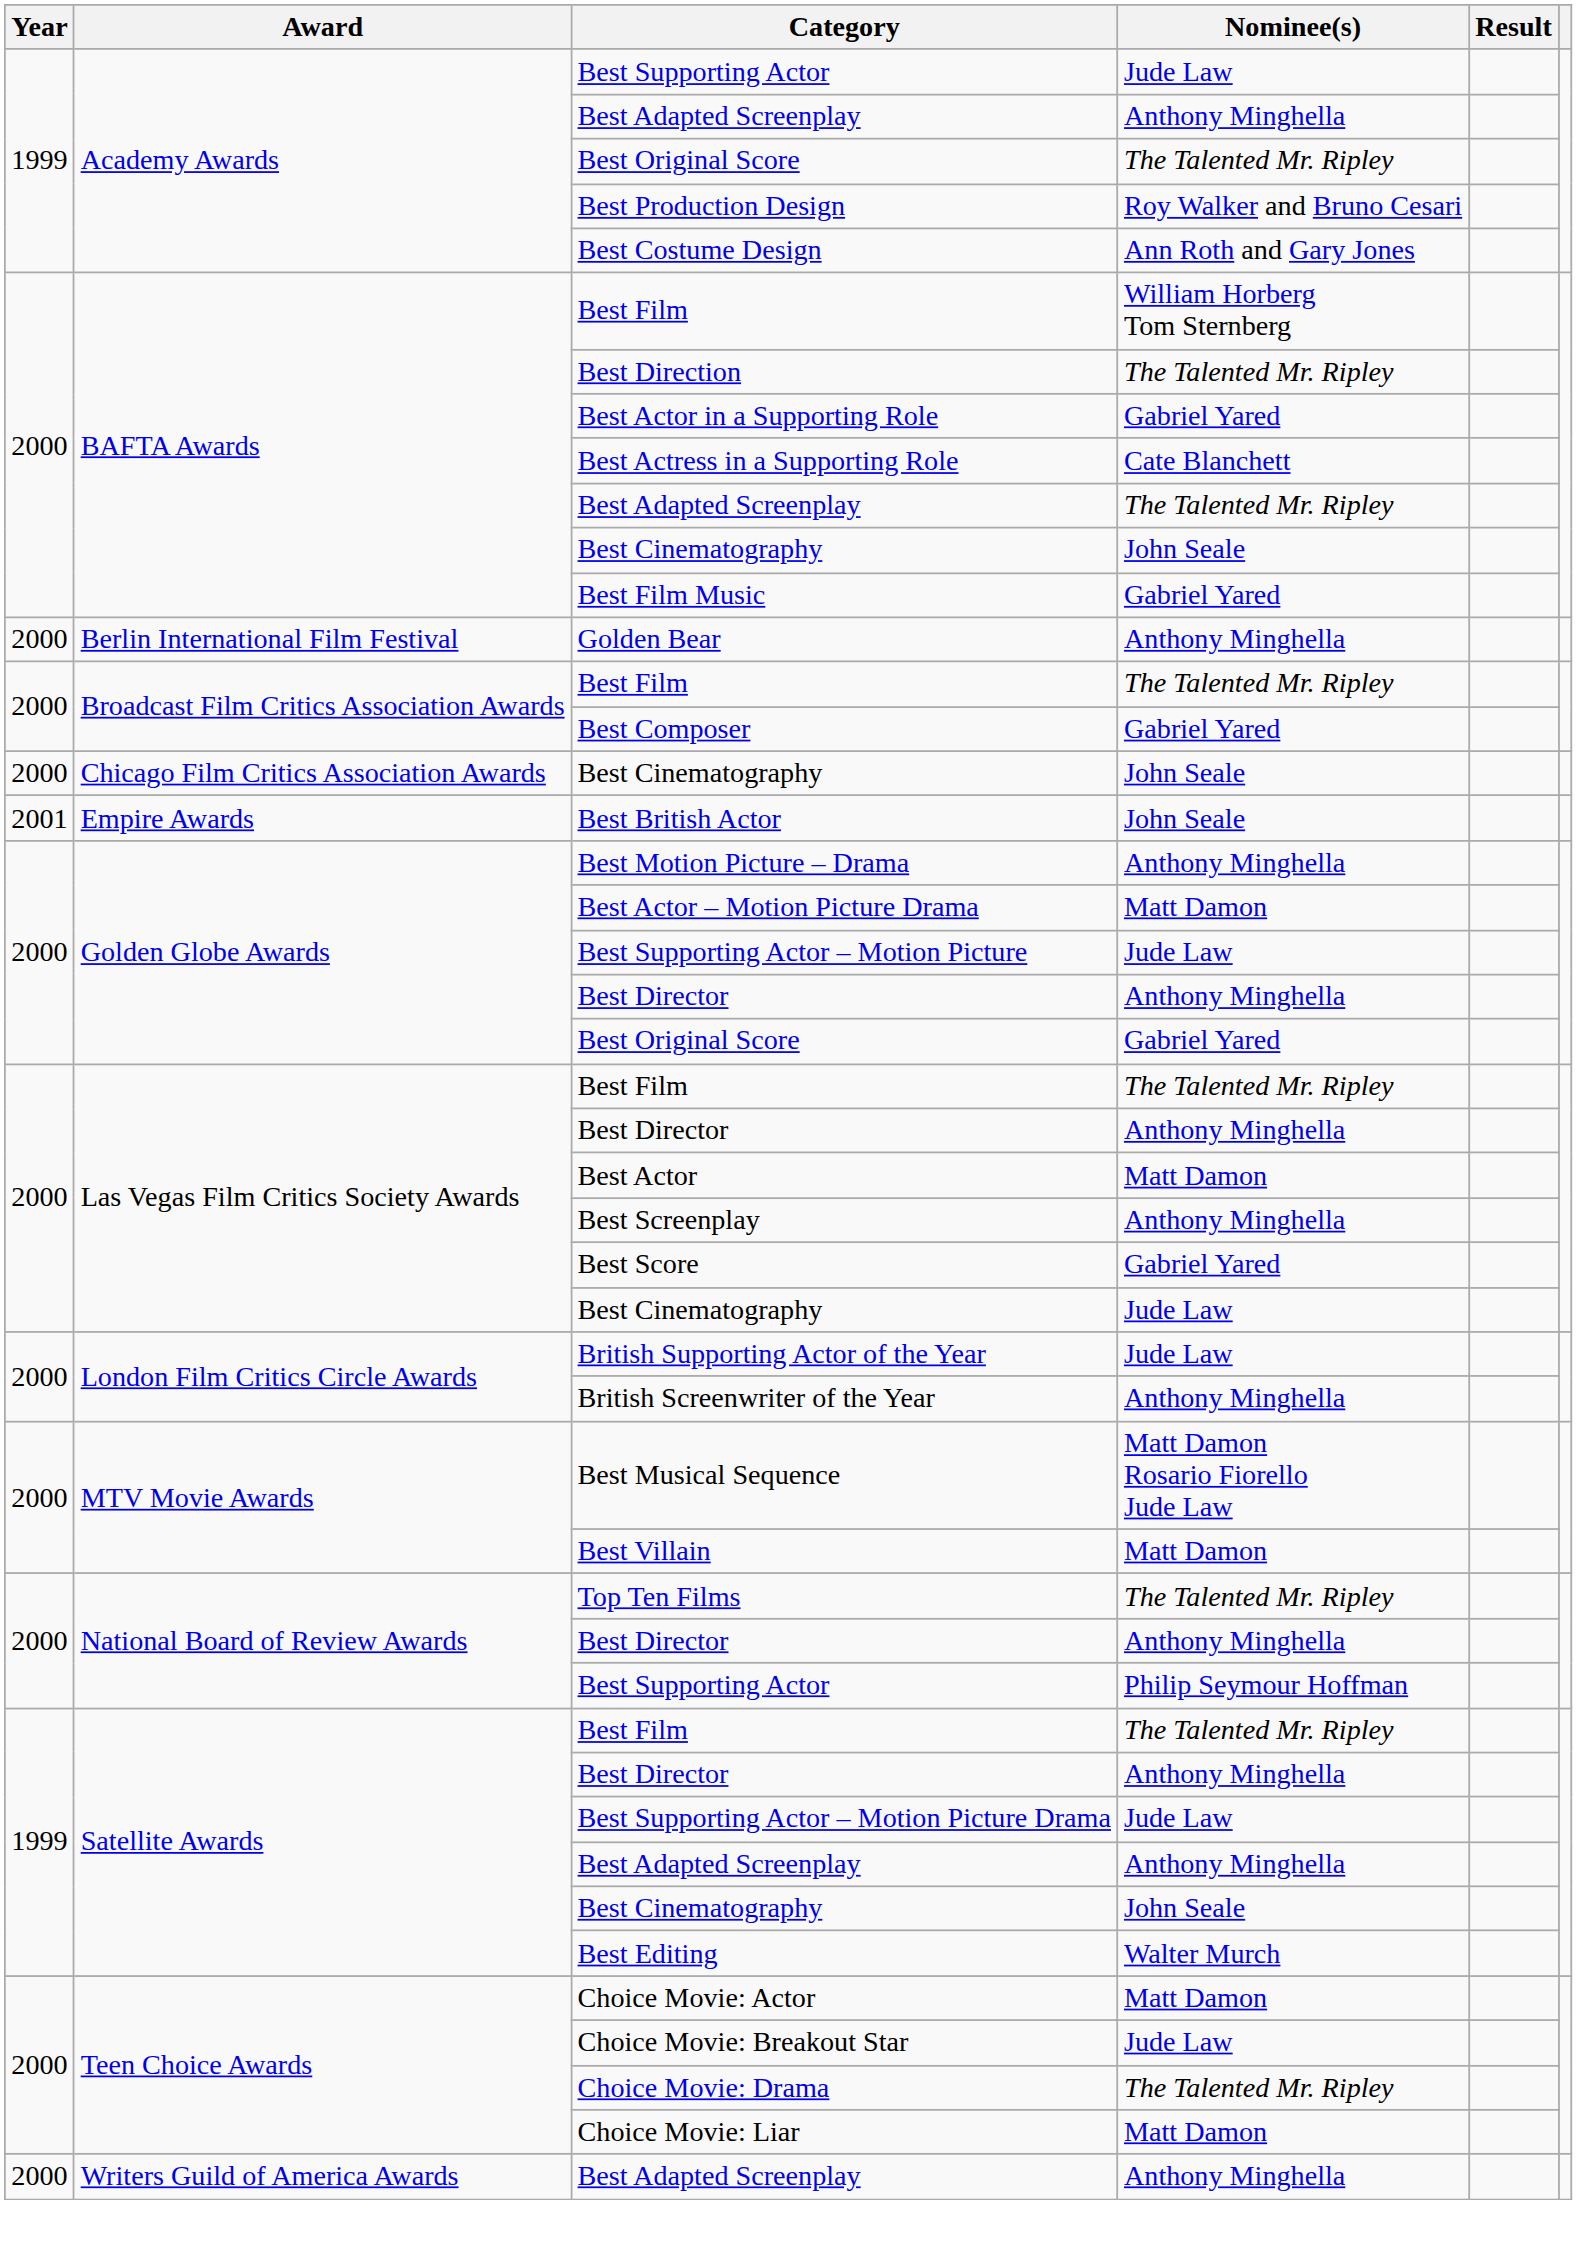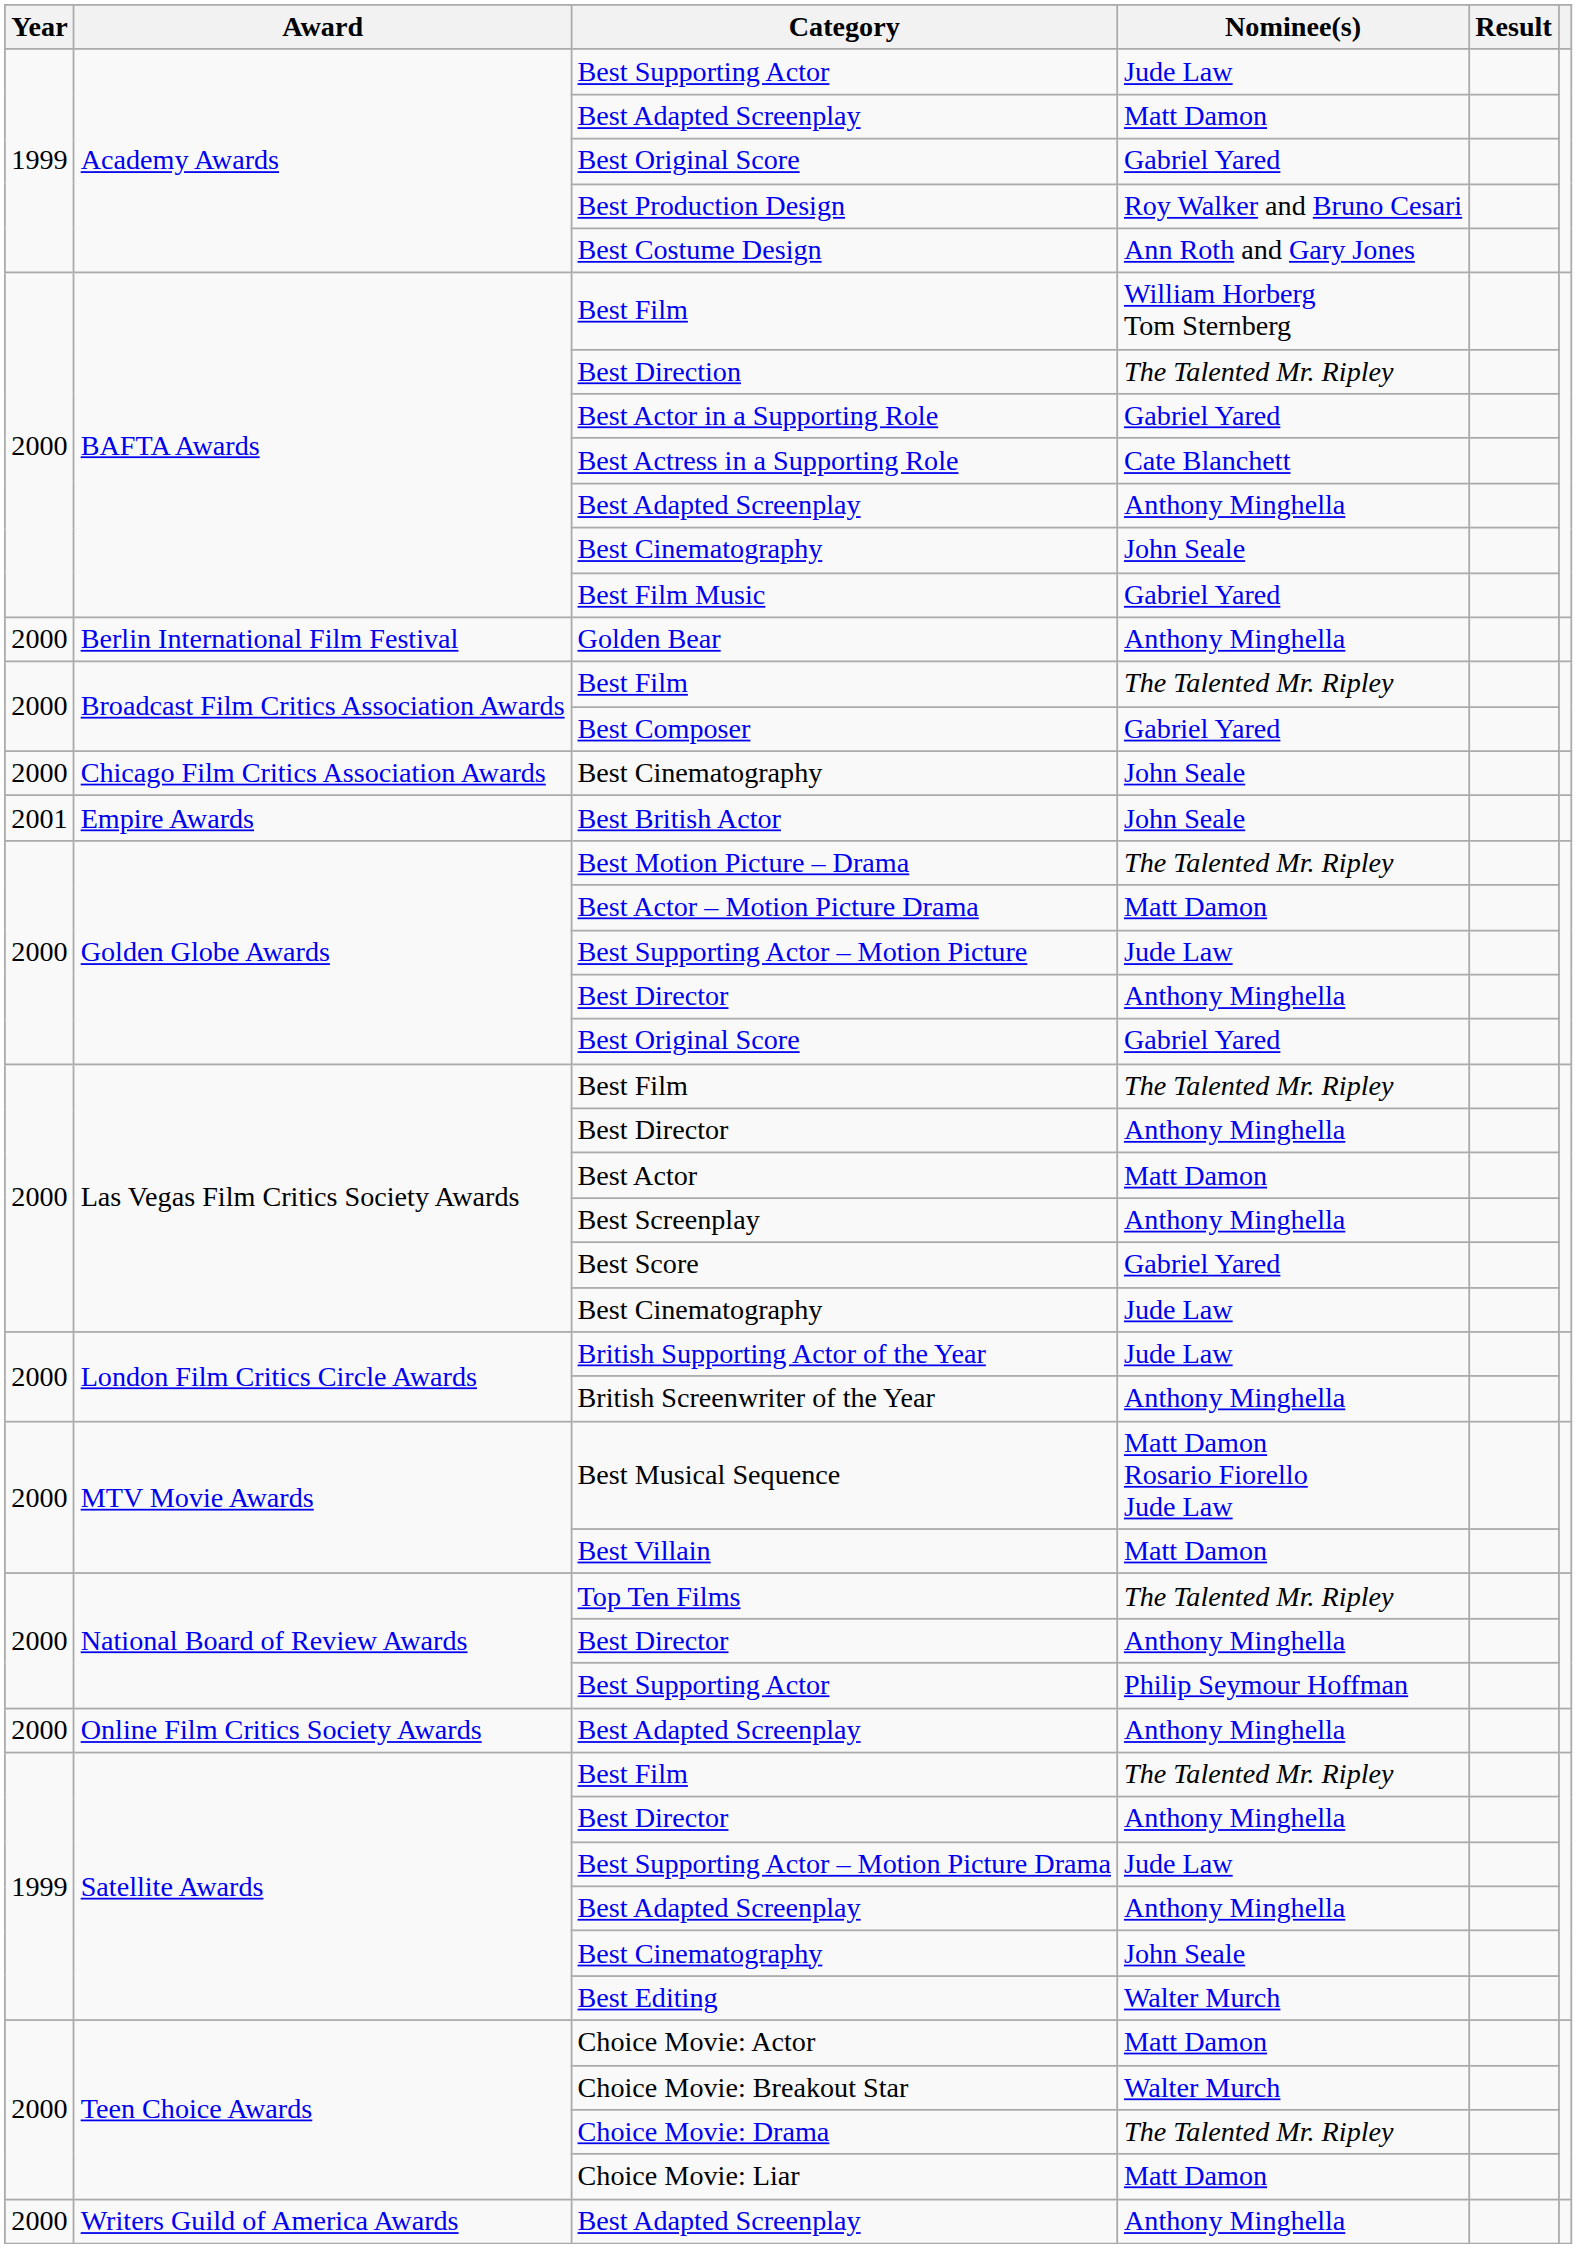(1235, 116) Anthony Minghella -> (1196, 116) Matt Damon
(1259, 160) The Talented Mr. Ripley -> (1202, 160) Gabriel Yared
(1259, 505) The Talented Mr. Ripley -> (1235, 505) Anthony Minghella
(1235, 862) Anthony Minghella -> (1259, 862) The Talented Mr. Ripley
+ row: (281, 1729)
(1178, 2042) Jude Law -> (1202, 2086) Walter Murch
